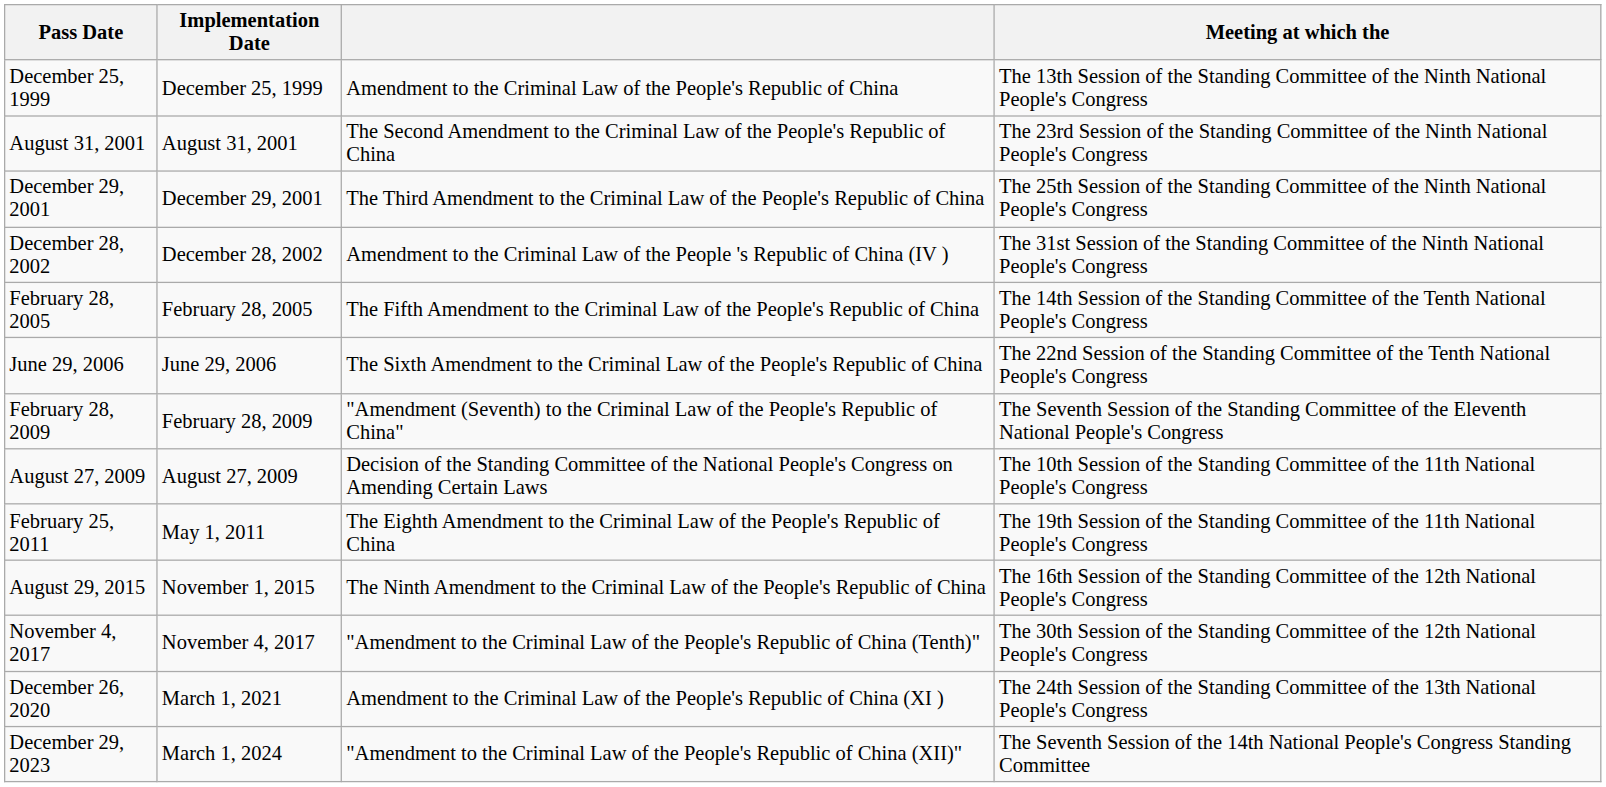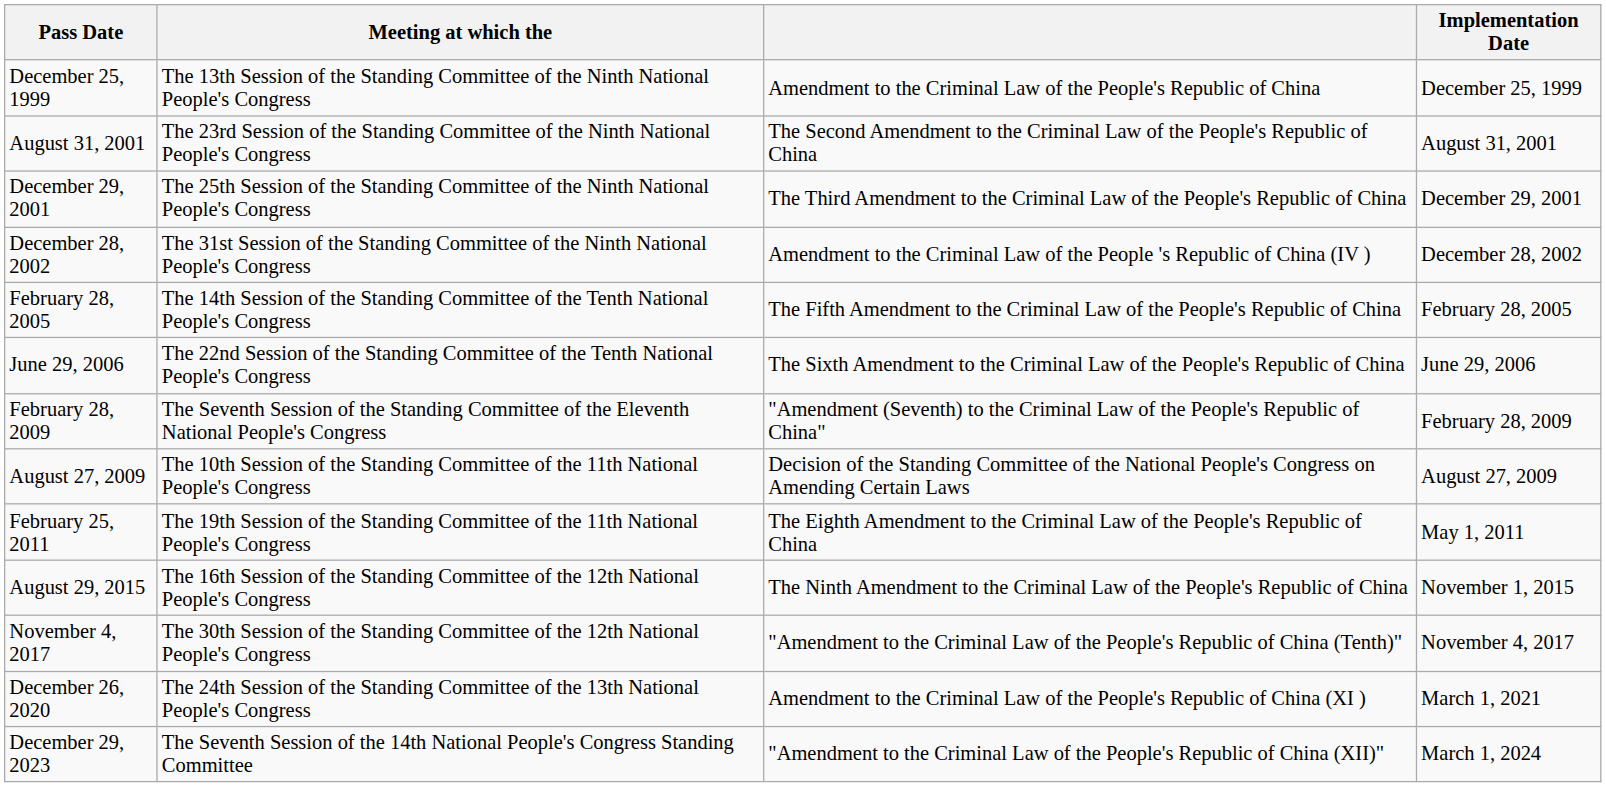columns swapped: (249, 32) <-> (1298, 32)
